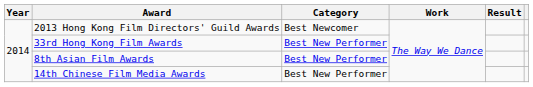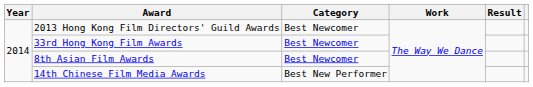(336, 43) Best New Performer -> (321, 43) Best Newcomer
(336, 58) Best New Performer -> (321, 58) Best Newcomer
